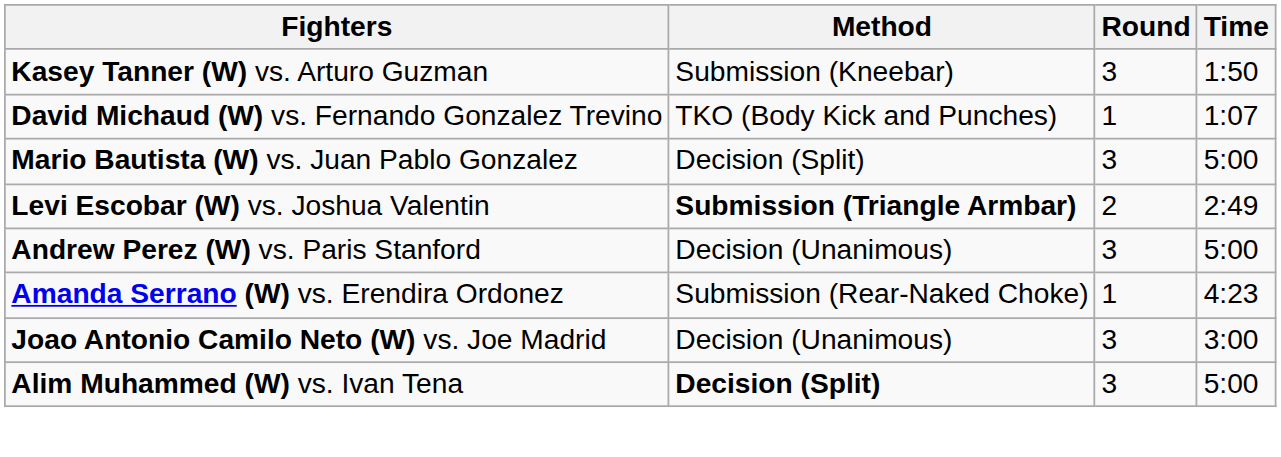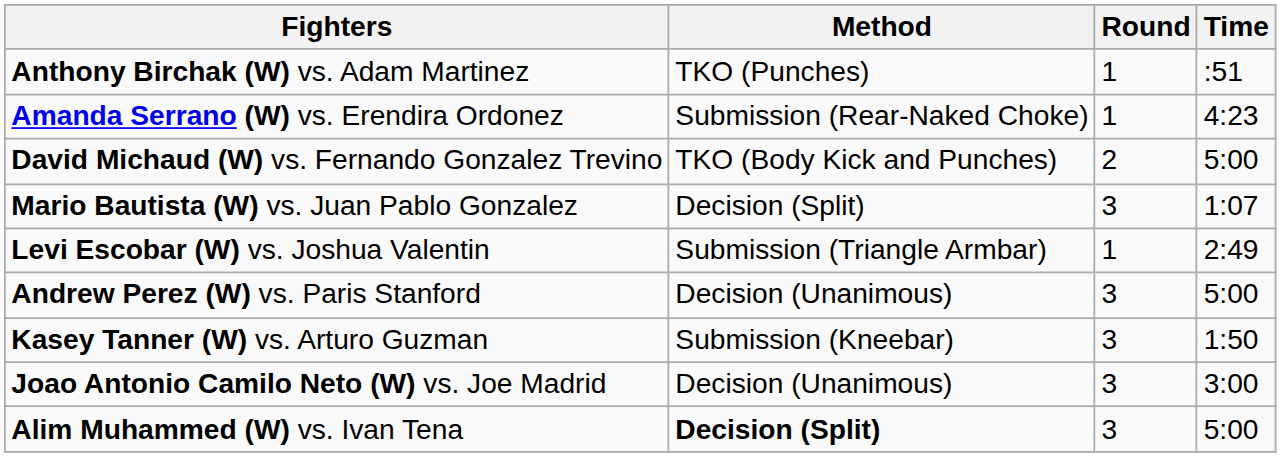+ row: (270, 71)
rows swapped: (288, 294) <-> (250, 71)
(1109, 116) 1 -> (1109, 160) 2
(1231, 116) 1:07 -> (1231, 160) 5:00
(1231, 160) 5:00 -> (1231, 205) 1:07
(876, 205) bold -> (861, 250) normal
(1109, 205) 2 -> (1109, 250) 1
